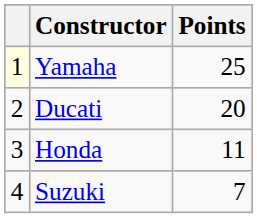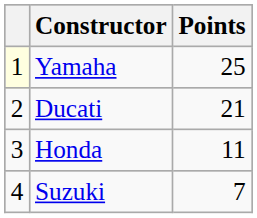(233, 108) 20 -> (233, 108) 21
